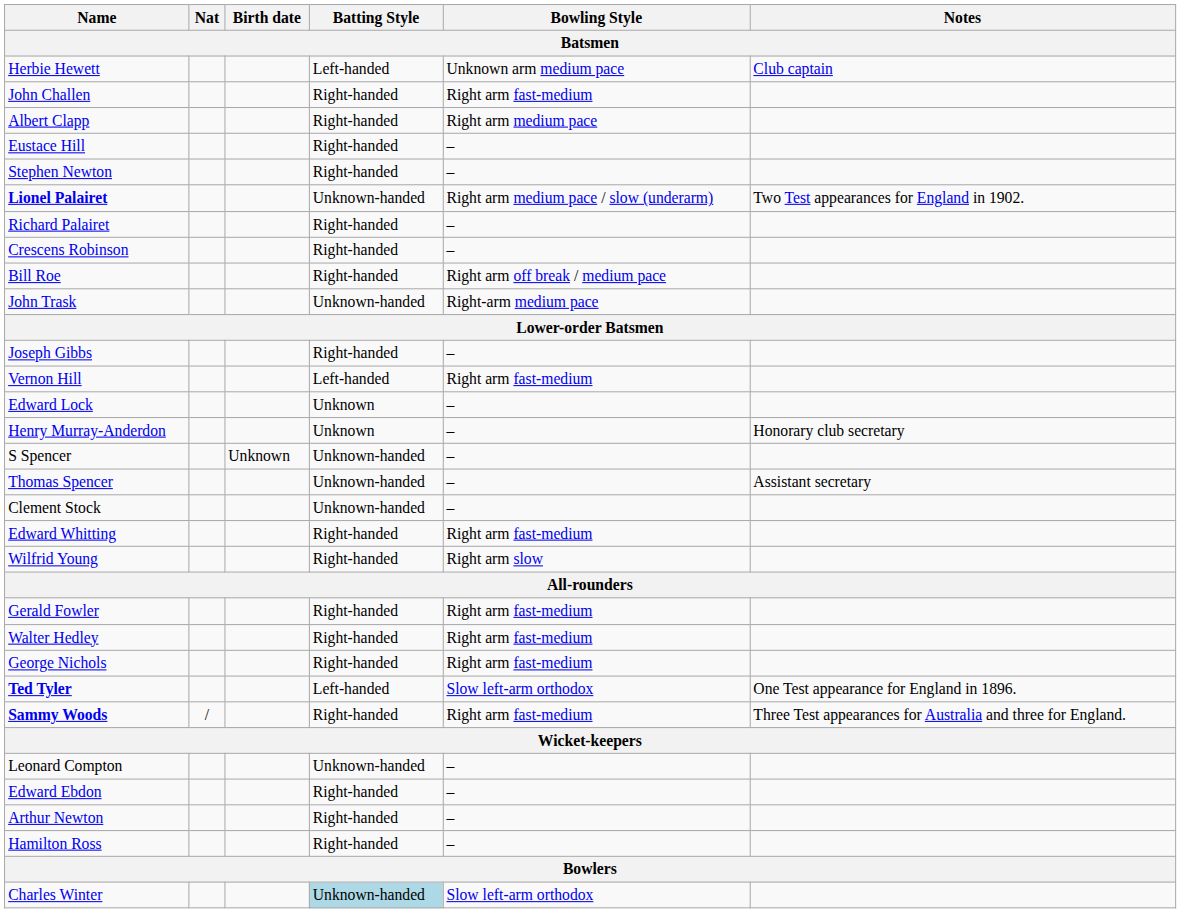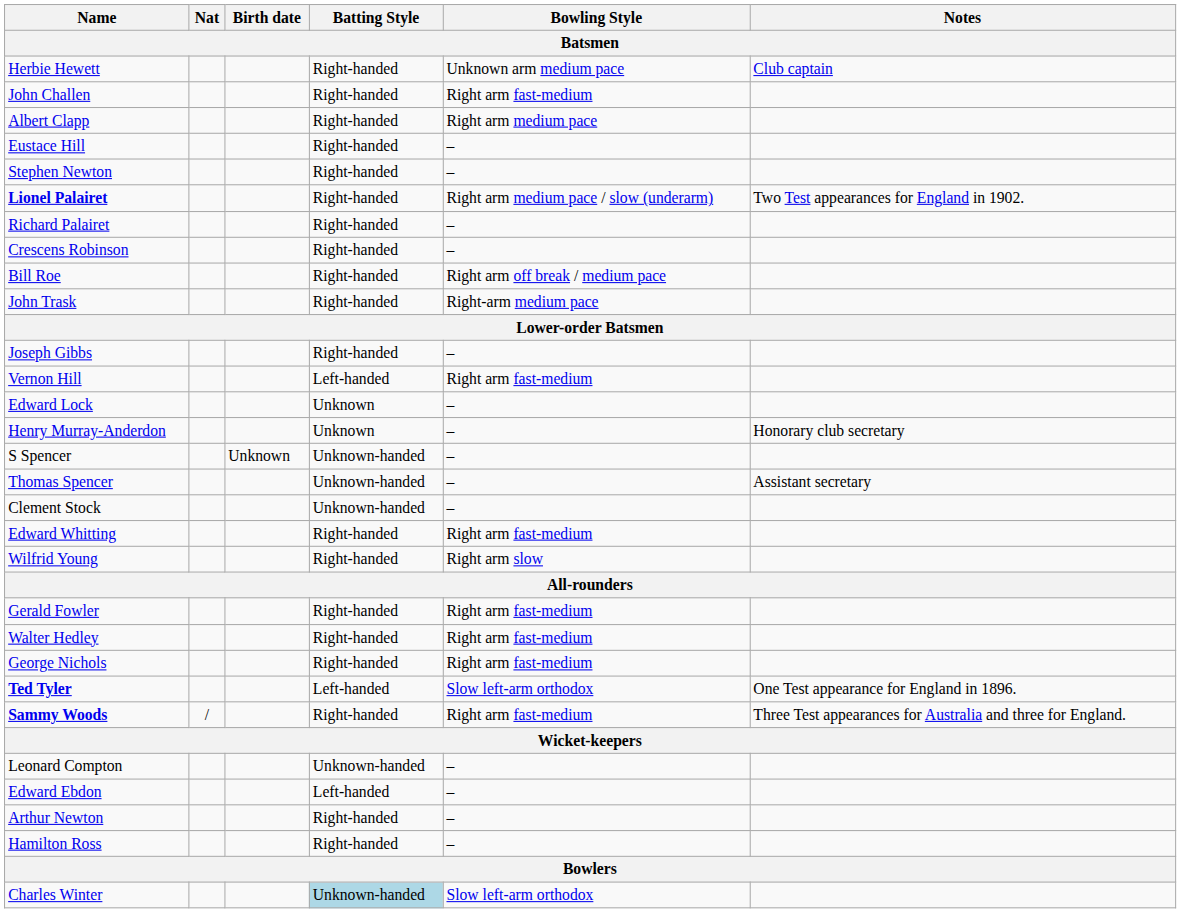(351, 69) Left-handed -> (355, 69) Right-handed
(369, 198) Unknown-handed -> (355, 198) Right-handed
(369, 301) Unknown-handed -> (355, 301) Right-handed
(355, 792) Right-handed -> (351, 792) Left-handed
